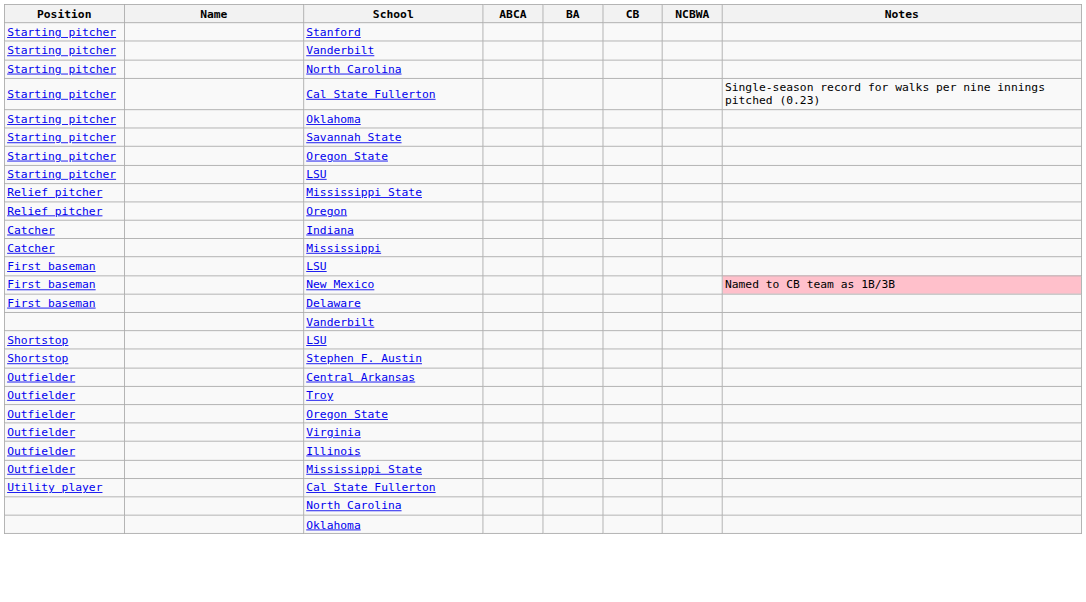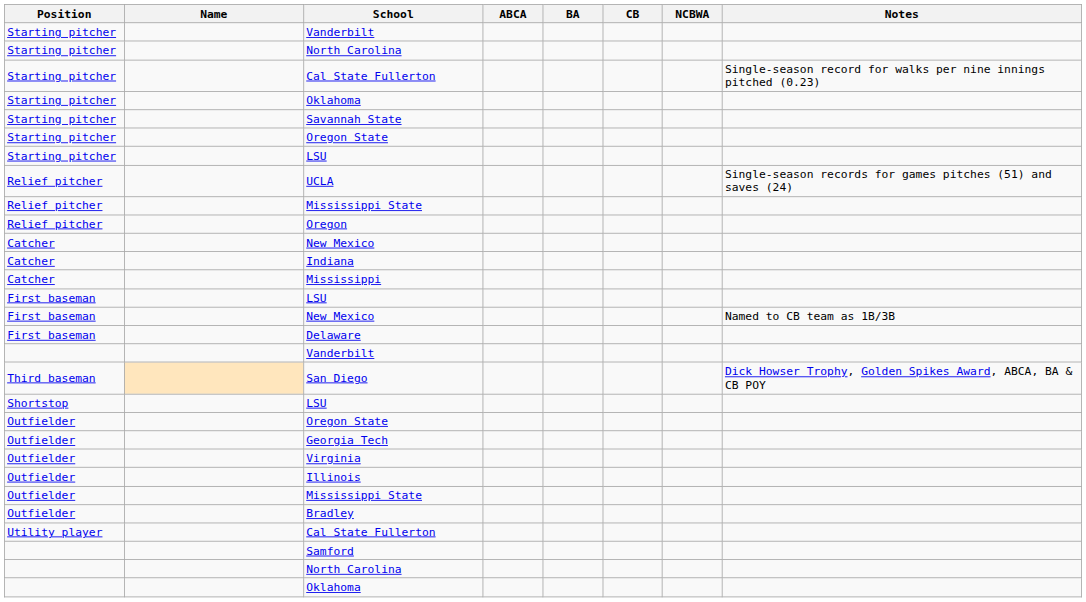- row: (62, 32)
+ row: (55, 181)
+ row: (31, 243)
(810, 285) pink background -> (810, 316) no background
+ row: (51, 378)
- row: (38, 358)
- row: (41, 377)
- row: (41, 395)
+ row: (41, 440)
+ row: (41, 514)
+ row: (64, 550)
